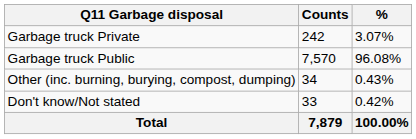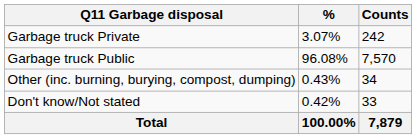columns swapped: (325, 15) <-> (382, 15)
